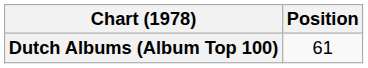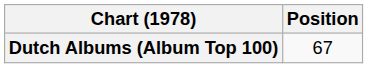(323, 47) 61 -> (323, 47) 67
